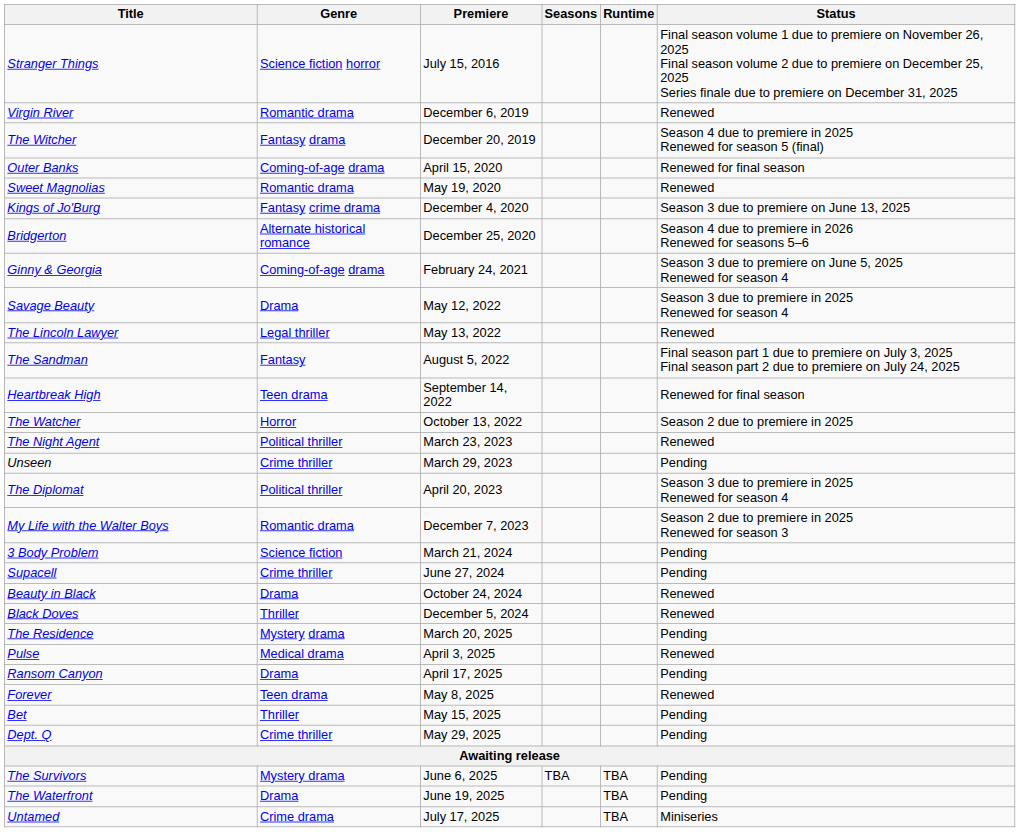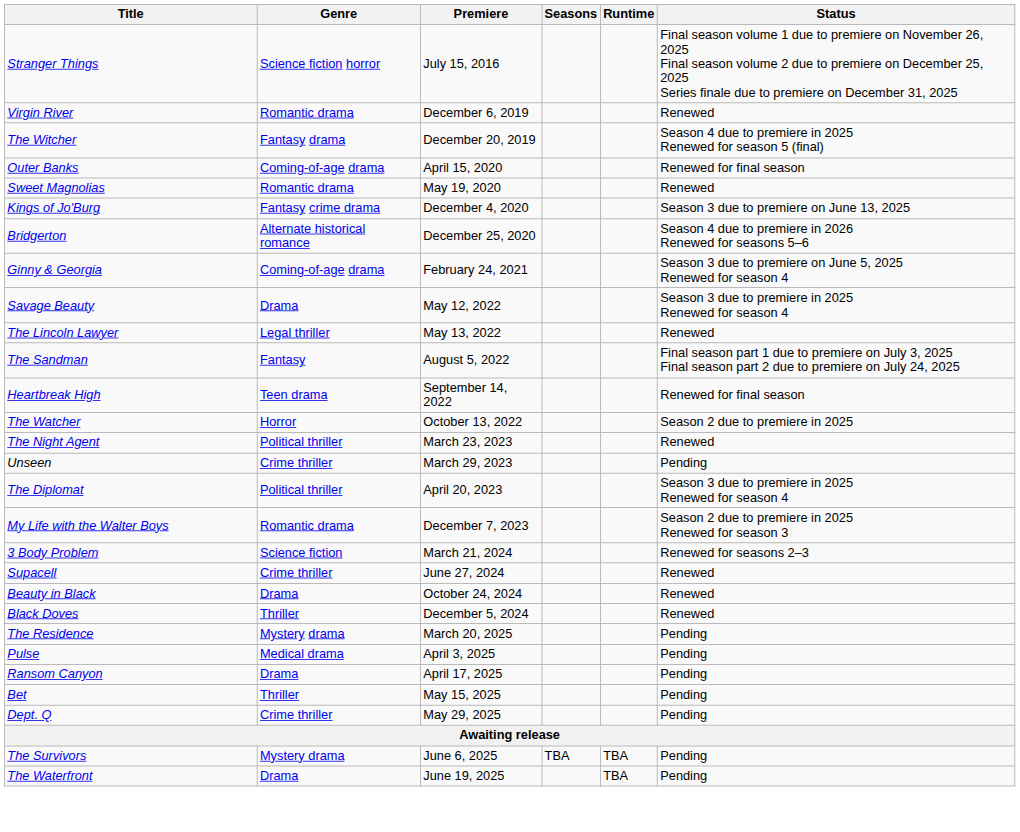(684, 552) Pending -> (735, 552) Renewed for seasons 2–3
(684, 573) Pending -> (687, 573) Renewed
(687, 654) Renewed -> (684, 654) Pending
- row: (29, 694)
- row: (33, 816)
